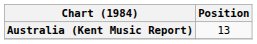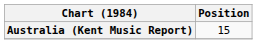(224, 30) 13 -> (224, 30) 15
